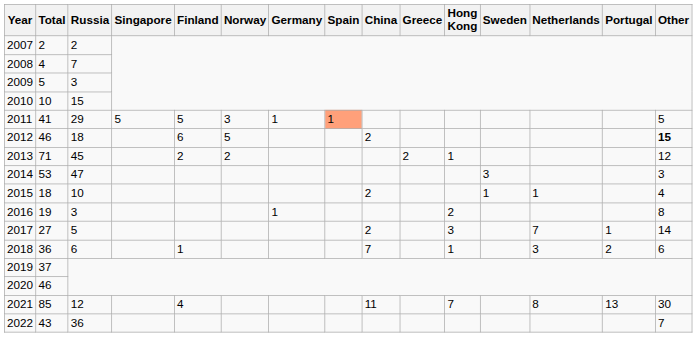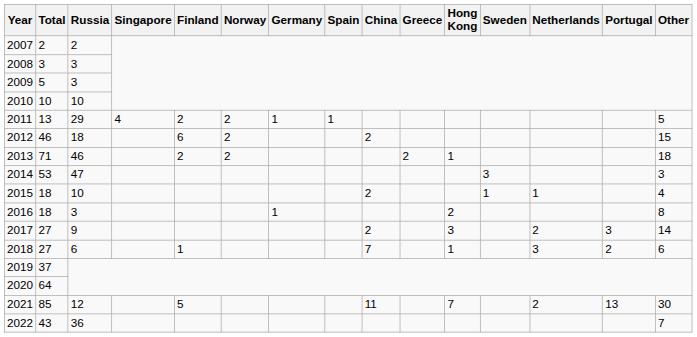(42, 63) 4 -> (42, 63) 3
(74, 63) 7 -> (74, 63) 3
(77, 100) 15 -> (77, 100) 10
(45, 119) 41 -> (45, 119) 13
(118, 119) 5 -> (118, 119) 4
(180, 119) 5 -> (180, 119) 2
(227, 119) 3 -> (227, 119) 2
(331, 119) lightsalmon background -> (331, 119) no background
(227, 138) 5 -> (227, 138) 2
(664, 138) bold -> (664, 138) normal
(77, 156) 45 -> (77, 156) 46
(664, 156) 12 -> (664, 156) 18
(45, 212) 19 -> (45, 212) 18
(74, 230) 5 -> (74, 230) 9
(536, 230) 7 -> (536, 230) 2
(608, 230) 1 -> (608, 230) 3
(45, 249) 36 -> (45, 249) 27
(45, 286) 46 -> (45, 286) 64
(180, 304) 4 -> (180, 304) 5
(536, 304) 8 -> (536, 304) 2
